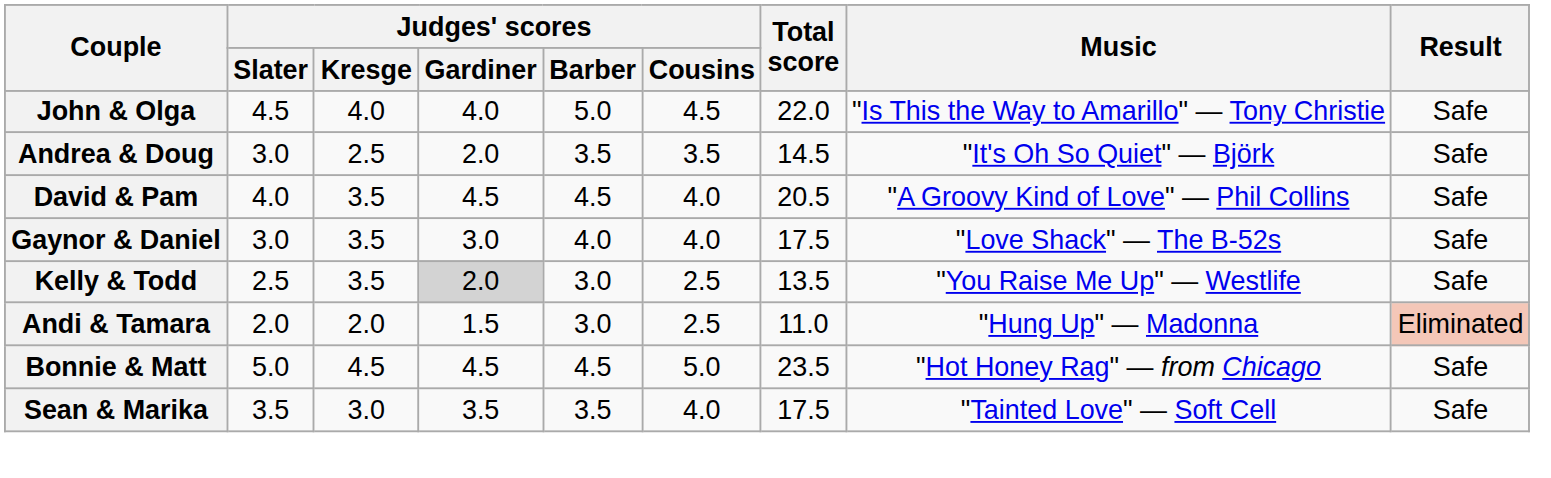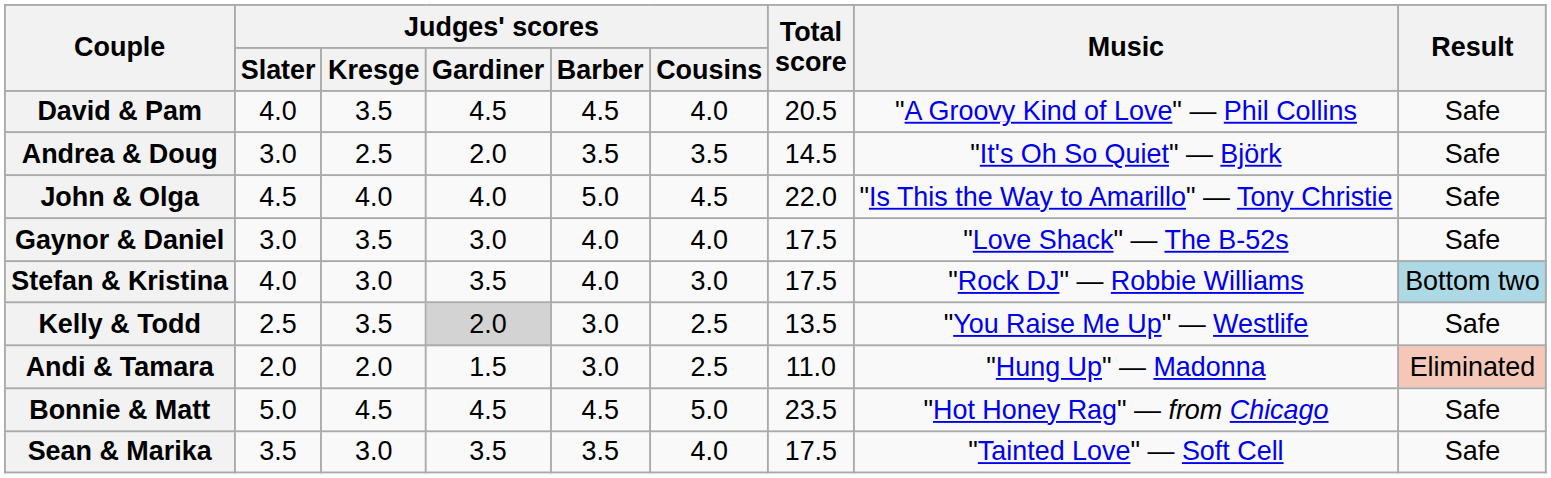rows swapped: (116, 112) <-> (116, 197)
+ row: (120, 282)
